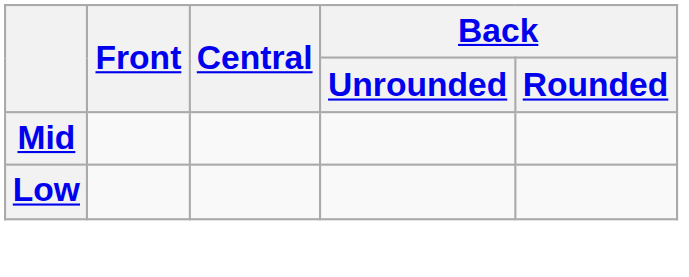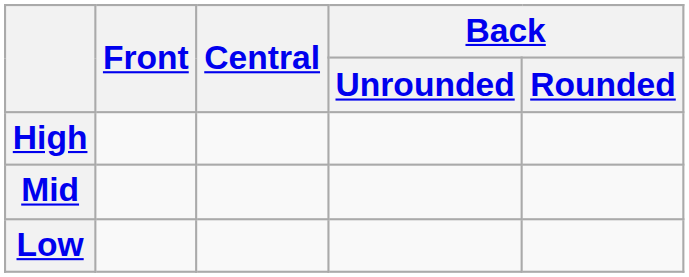+ row: (50, 137)
